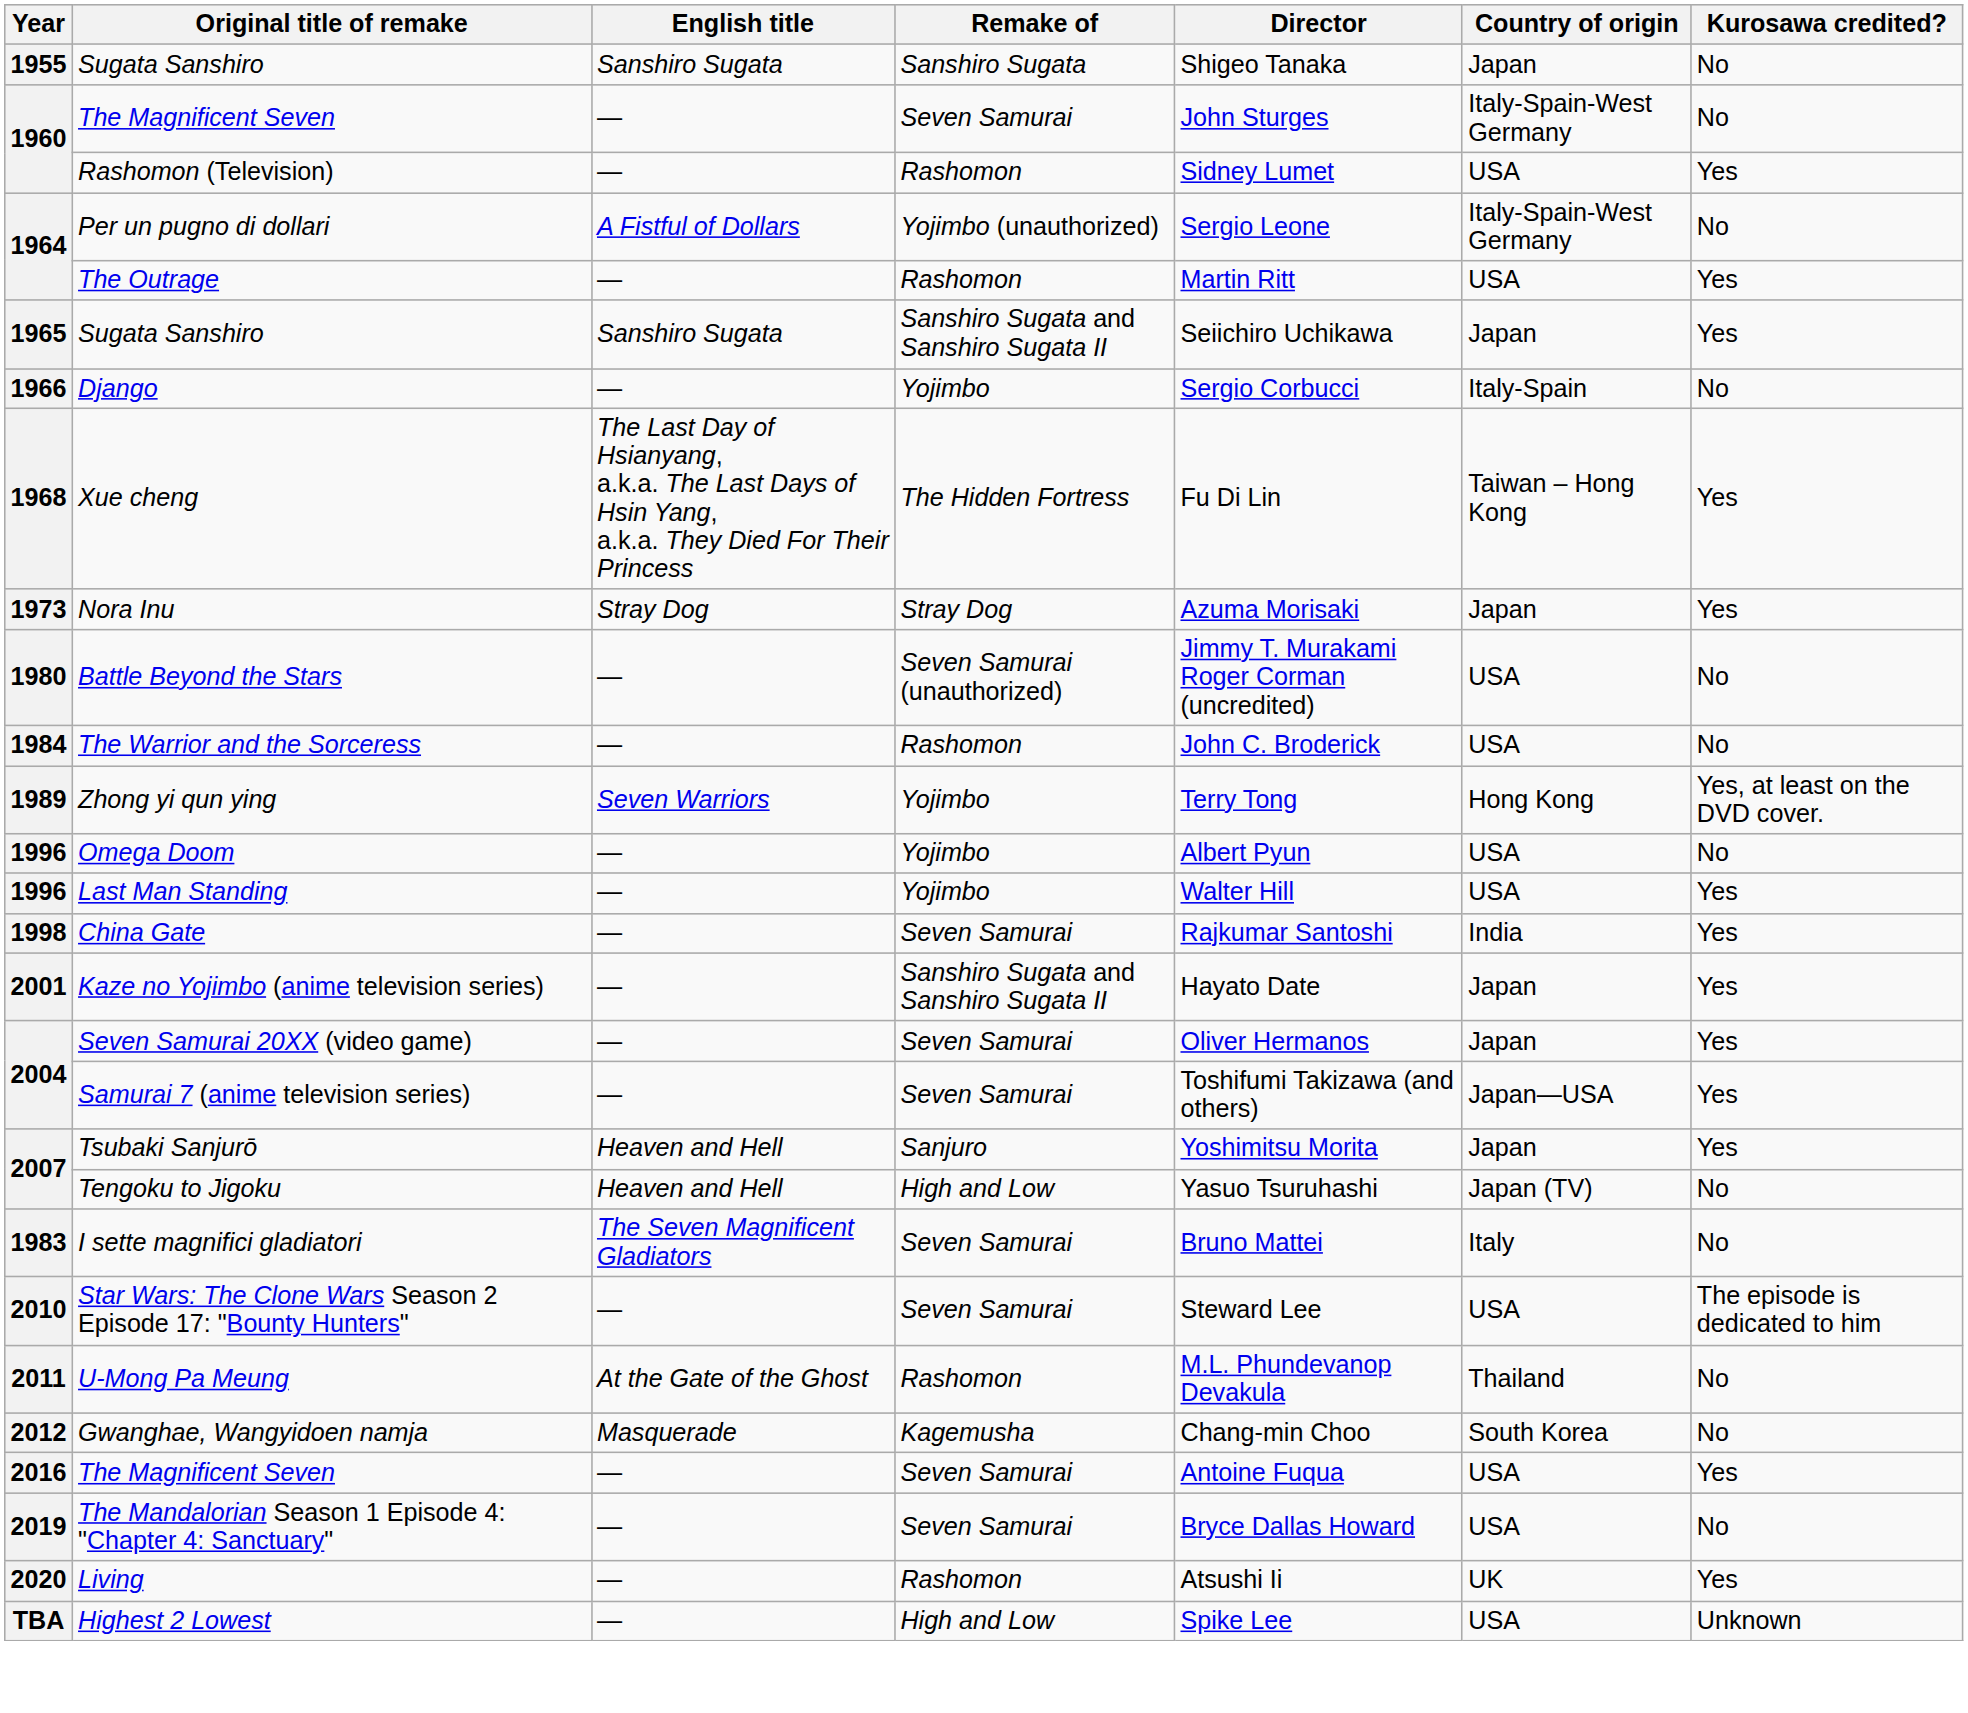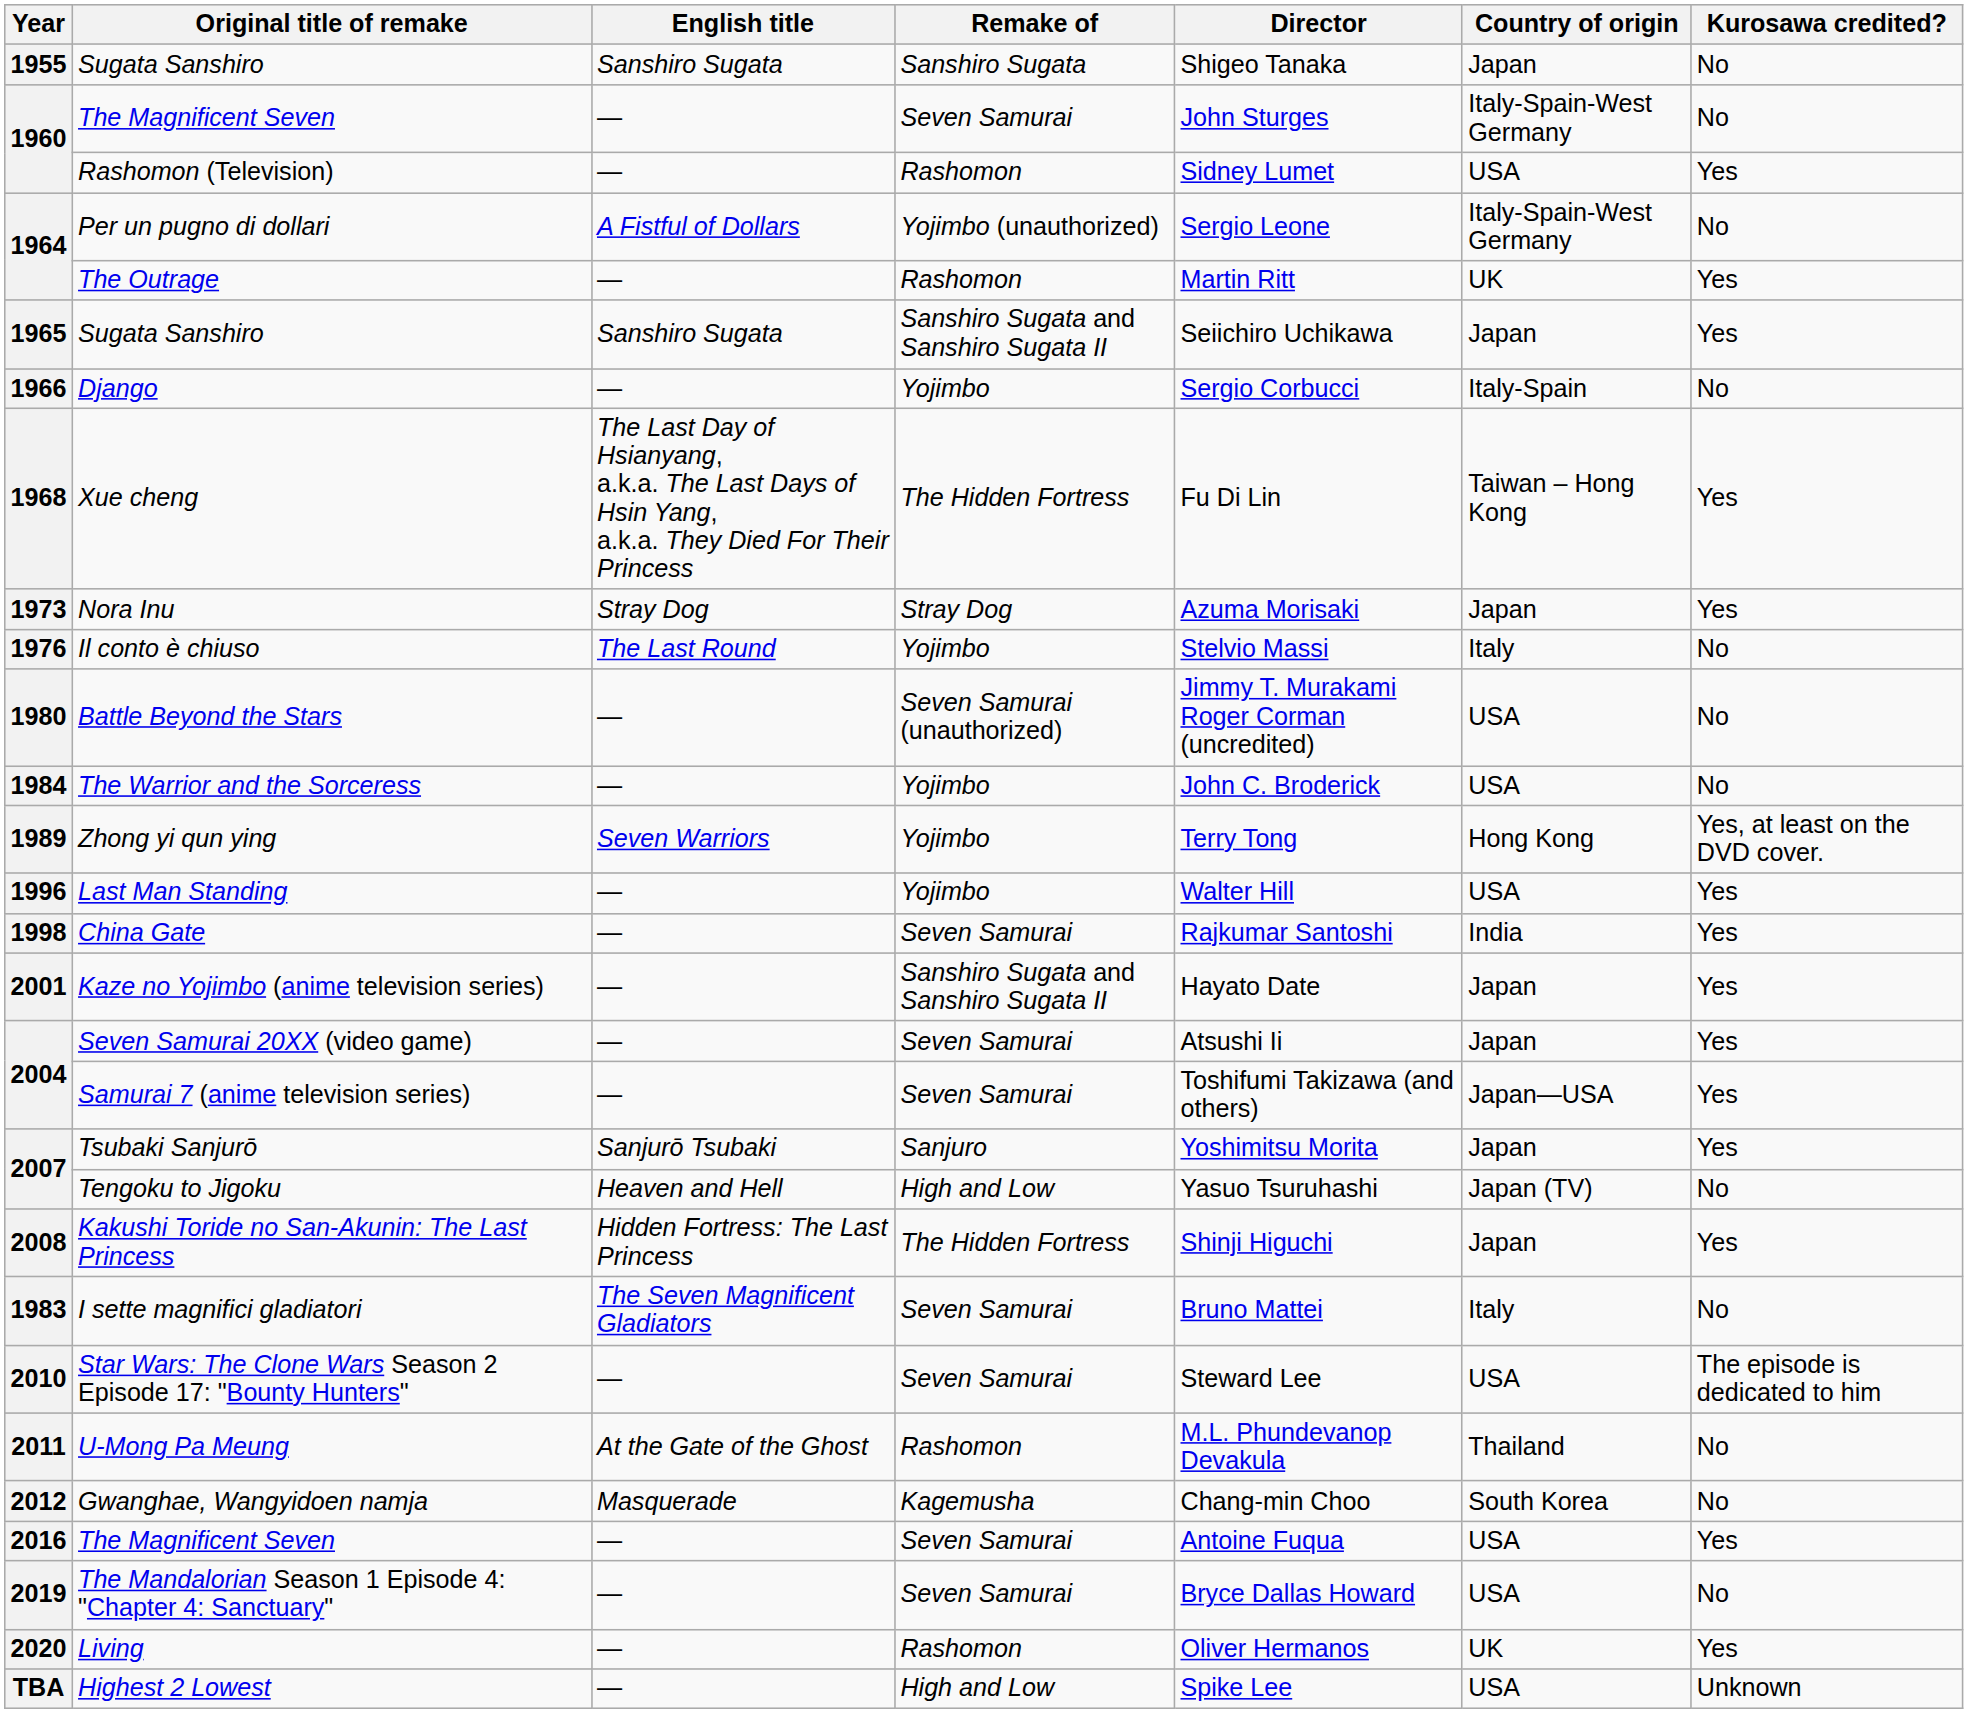(1494, 280) USA -> (1486, 280) UK
+ row: (39, 648)
(961, 745) Rashomon -> (945, 785) Yojimbo
- row: (39, 853)
(1275, 1040) Oliver Hermanos -> (1231, 1040) Atsushi Ii
(690, 1148) Heaven and Hell -> (687, 1148) Sanjurō Tsubaki
+ row: (39, 1242)
(1231, 1580) Atsushi Ii -> (1275, 1648) Oliver Hermanos
